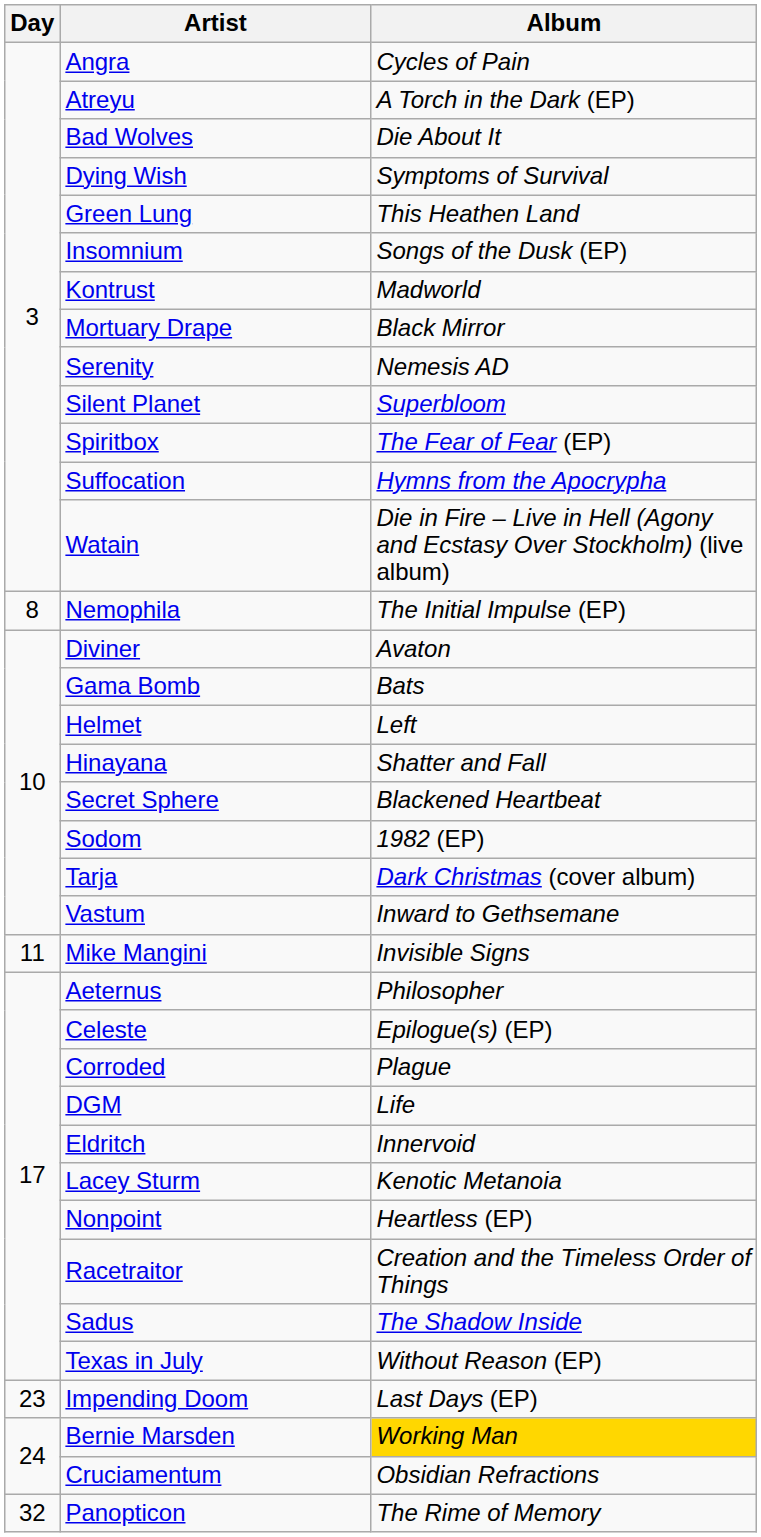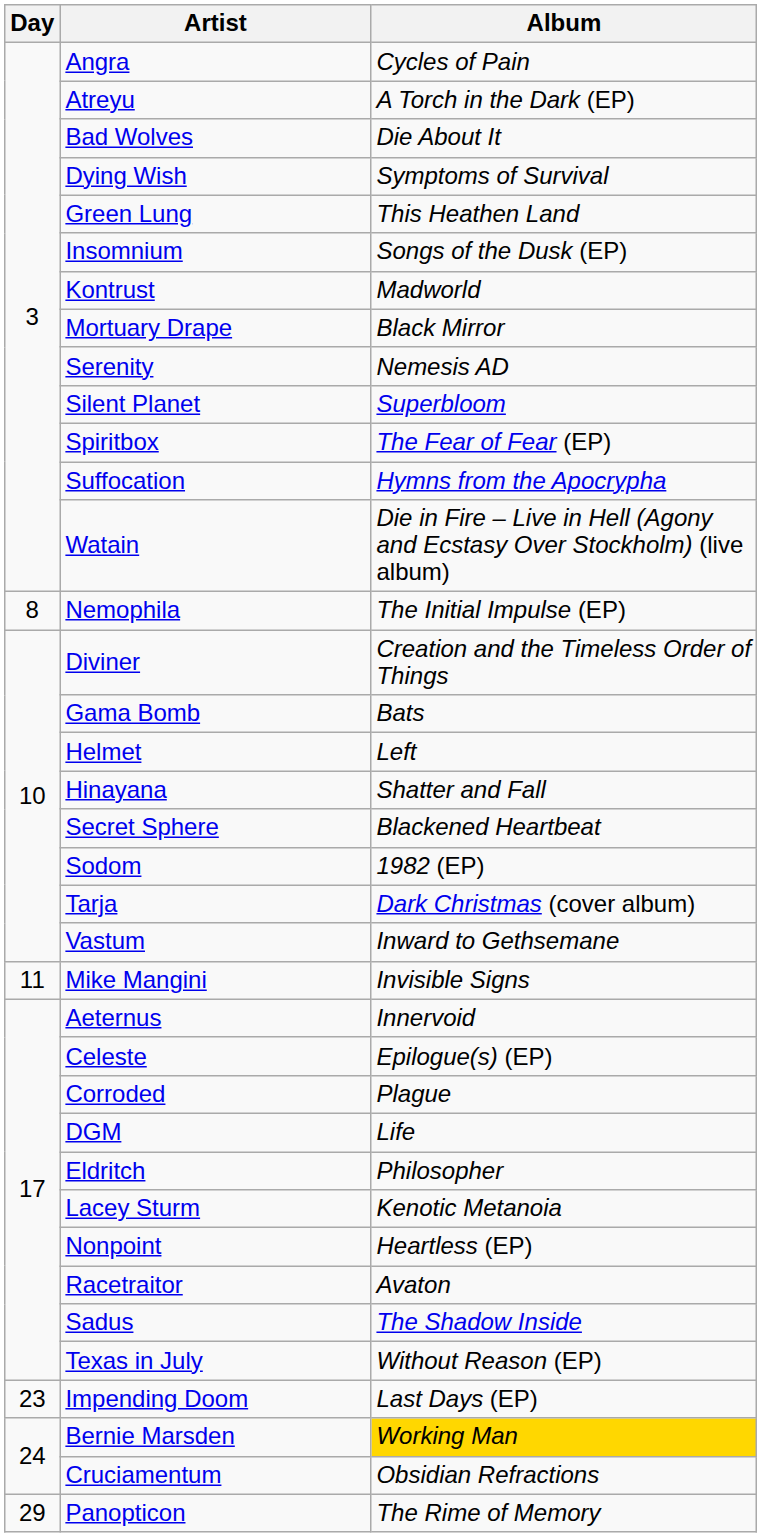(414, 648) Avaton -> (564, 661) Creation and the Timeless Order of Things
(440, 991) Philosopher -> (426, 1018) Innervoid
(426, 1143) Innervoid -> (440, 1170) Philosopher
(564, 1270) Creation and the Timeless Order of Things -> (414, 1284) Avaton
(32, 1512) 32 -> (32, 1512) 29
